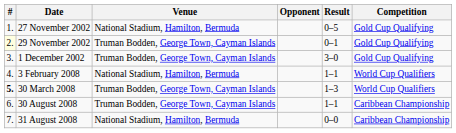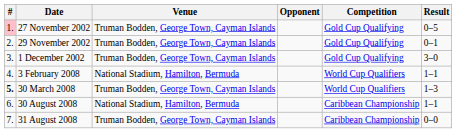columns swapped: (337, 12) <-> (402, 12)
(10, 28) no background -> (10, 28) pink background
(167, 28) National Stadium, Hamilton, Bermuda -> (185, 28) Truman Bodden, George Town, Cayman Islands
(10, 43) lightyellow background -> (10, 43) no background
(185, 105) Truman Bodden, George Town, Cayman Islands -> (167, 105) National Stadium, Hamilton, Bermuda
(167, 120) National Stadium, Hamilton, Bermuda -> (185, 120) Truman Bodden, George Town, Cayman Islands
